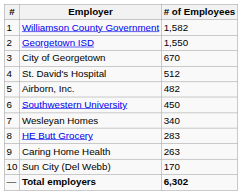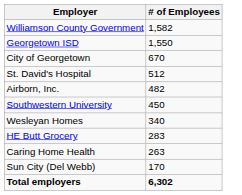- column: (12, 12)
